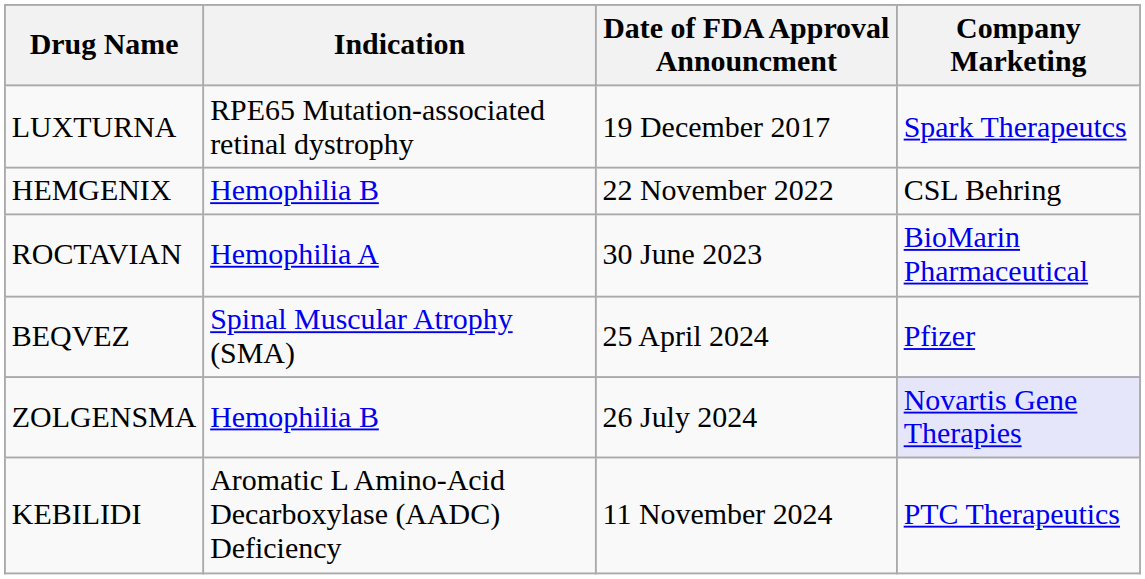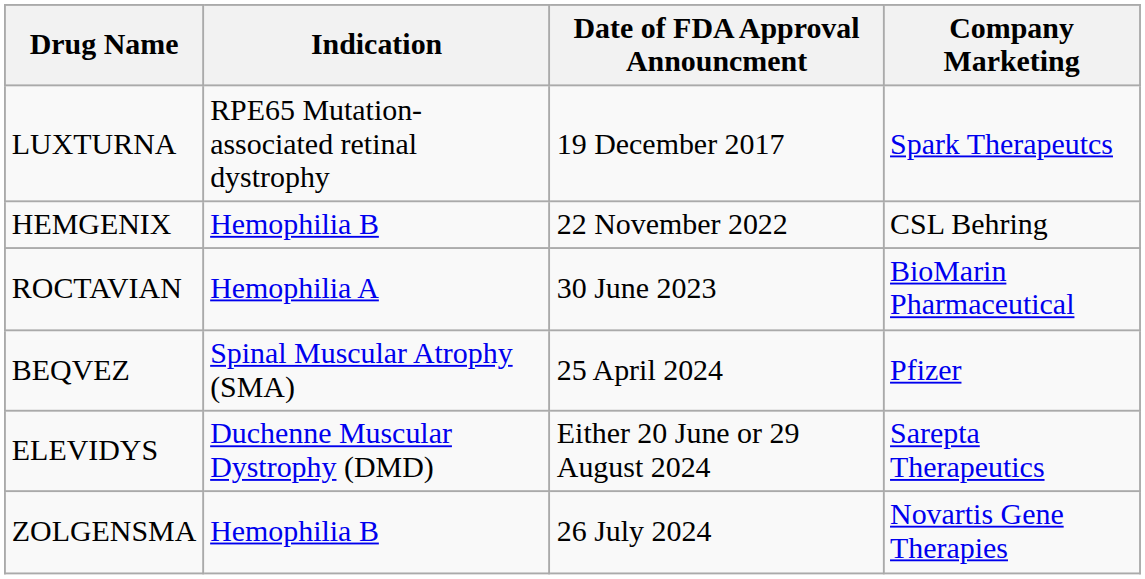+ row: (85, 450)
(990, 416) lavender background -> (977, 531) no background
- row: (77, 514)
